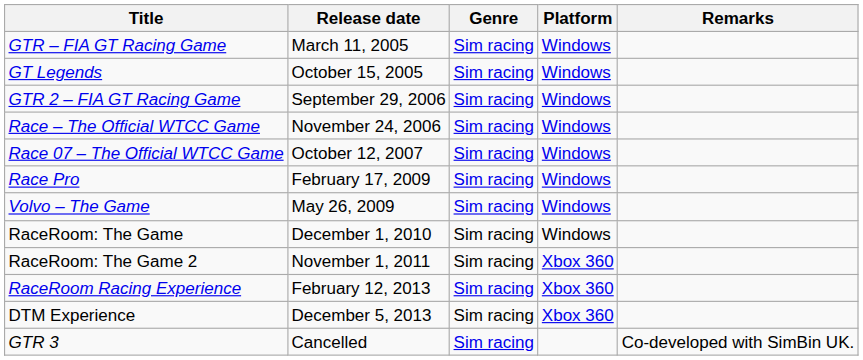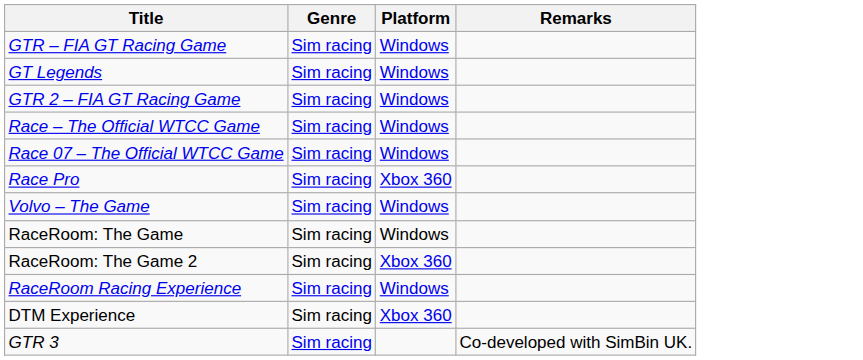- column: (369, 18)
(576, 180) Windows -> (416, 180) Xbox 360
(578, 288) Xbox 360 -> (414, 288) Windows
